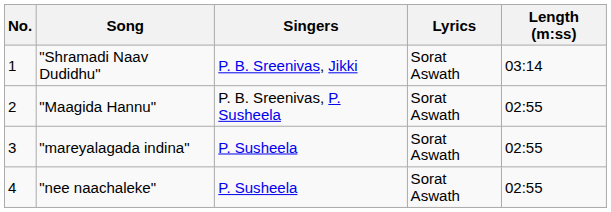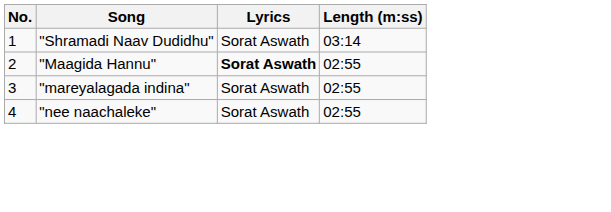- column: (311, 25)
(435, 106) normal -> (268, 64) bold
